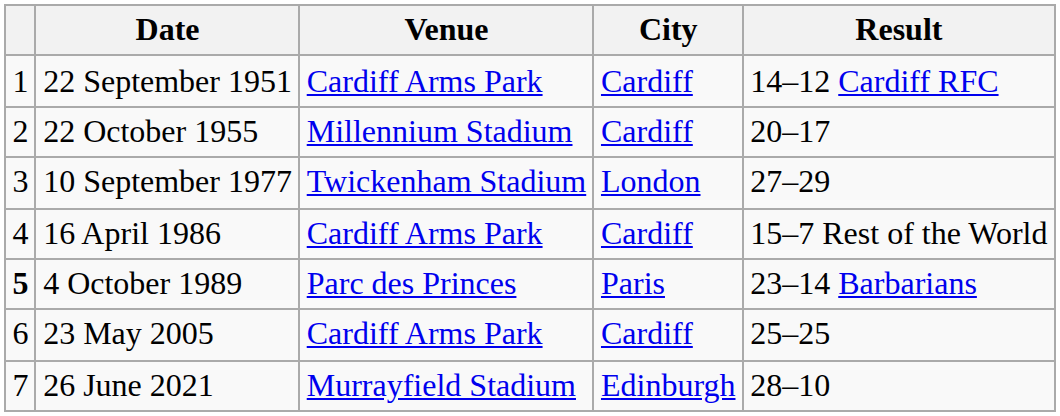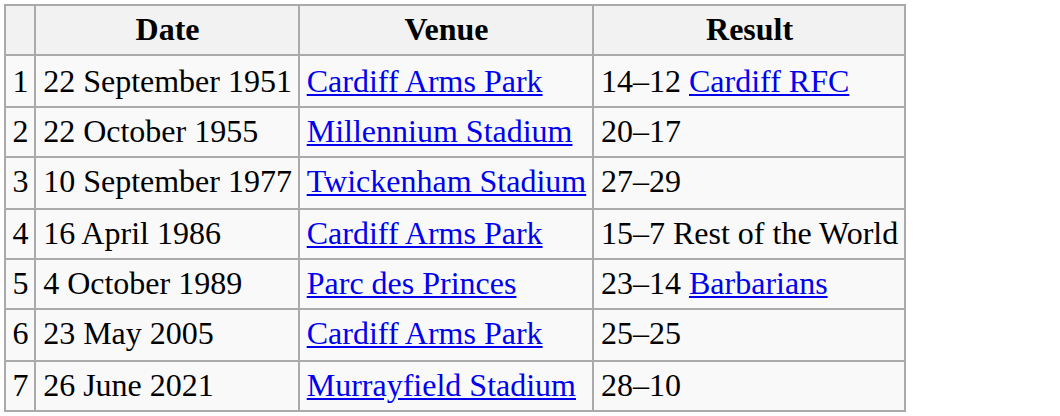- column: (668, 29)
(20, 283) bold -> (20, 283) normal
